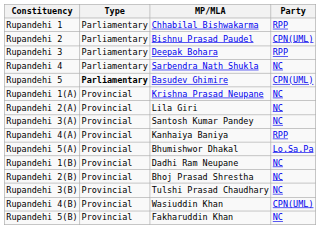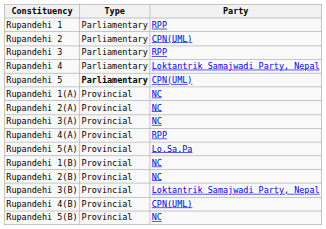- column: (210, 11)
(278, 66) NC -> (236, 66) Loktantrik Samajwadi Party, Nepal
(278, 190) NC -> (236, 190) Loktantrik Samajwadi Party, Nepal
